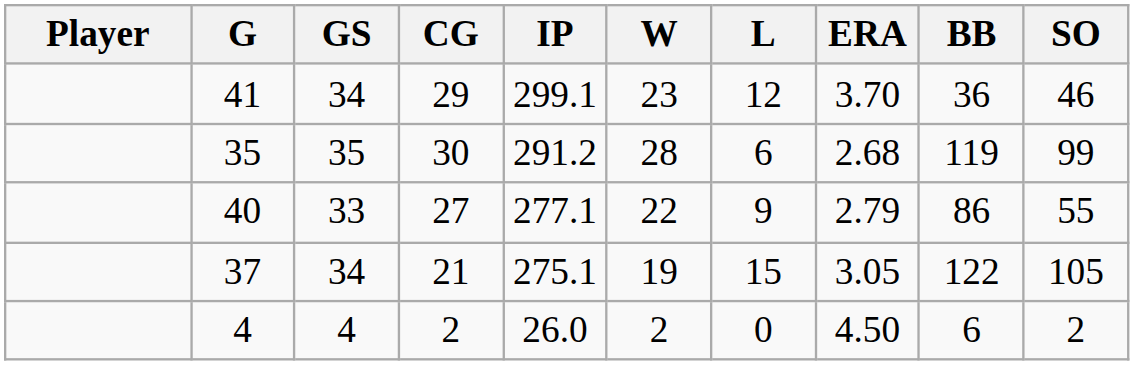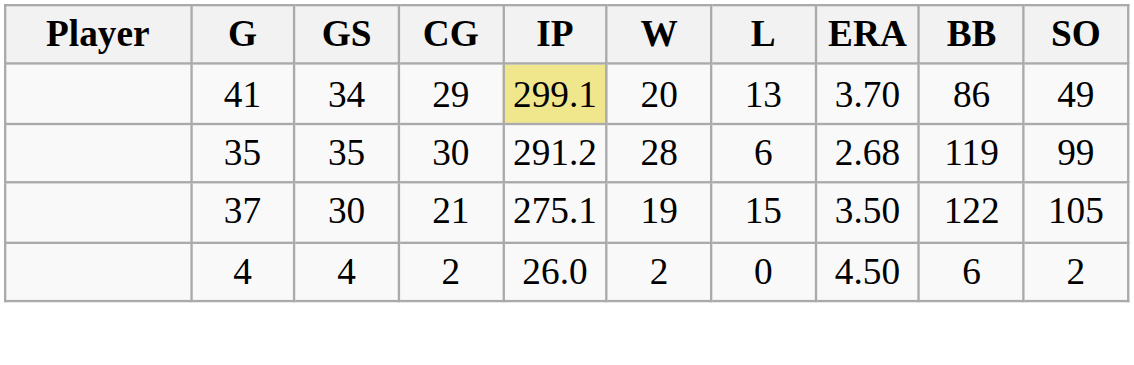(555, 93) no background -> (555, 93) khaki background
(659, 93) 23 -> (659, 93) 20
(763, 93) 12 -> (763, 93) 13
(972, 93) 36 -> (972, 93) 86
(1076, 93) 46 -> (1076, 93) 49
- row: (242, 211)
(347, 270) 34 -> (347, 211) 30
(867, 270) 3.05 -> (867, 211) 3.50
